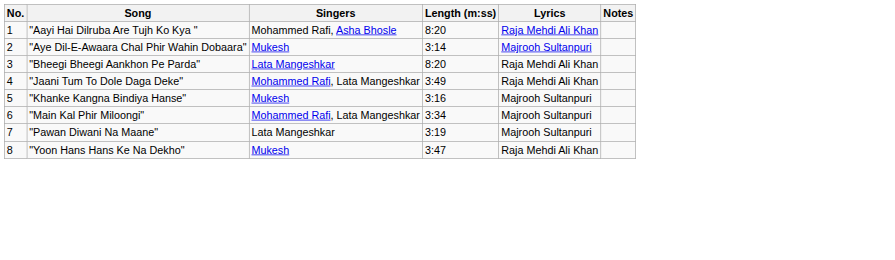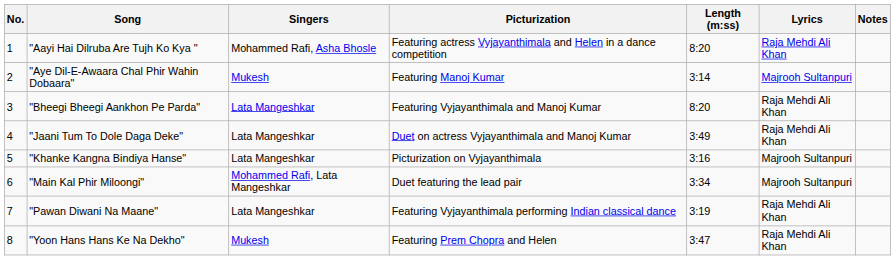+ column: (538, 19)
(336, 81) Mohammed Rafi, Lata Mangeshkar -> (273, 136) Lata Mangeshkar
(270, 99) Mukesh -> (273, 159) Lata Mangeshkar
(546, 133) Majrooh Sultanpuri -> (796, 211) Raja Mehdi Ali Khan
